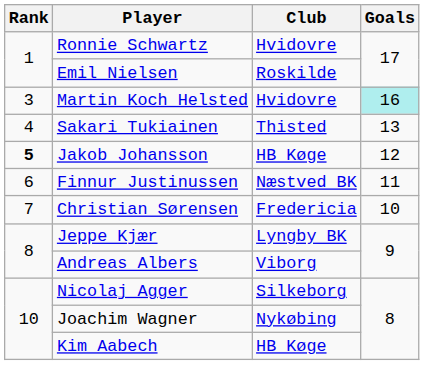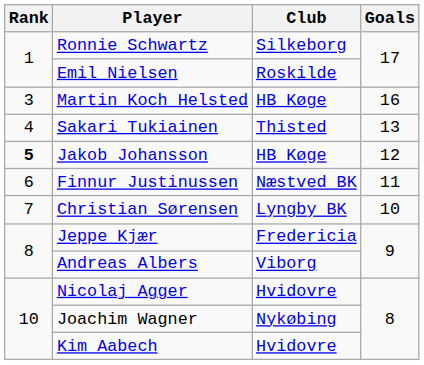(296, 46) Hvidovre -> (301, 46) Silkeborg
(296, 100) Hvidovre -> (291, 100) HB Køge
(390, 100) paleturquoise background -> (390, 100) no background
(306, 210) Fredericia -> (301, 210) Lyngby BK
(301, 237) Lyngby BK -> (306, 237) Fredericia
(301, 292) Silkeborg -> (296, 292) Hvidovre
(291, 346) HB Køge -> (296, 346) Hvidovre
